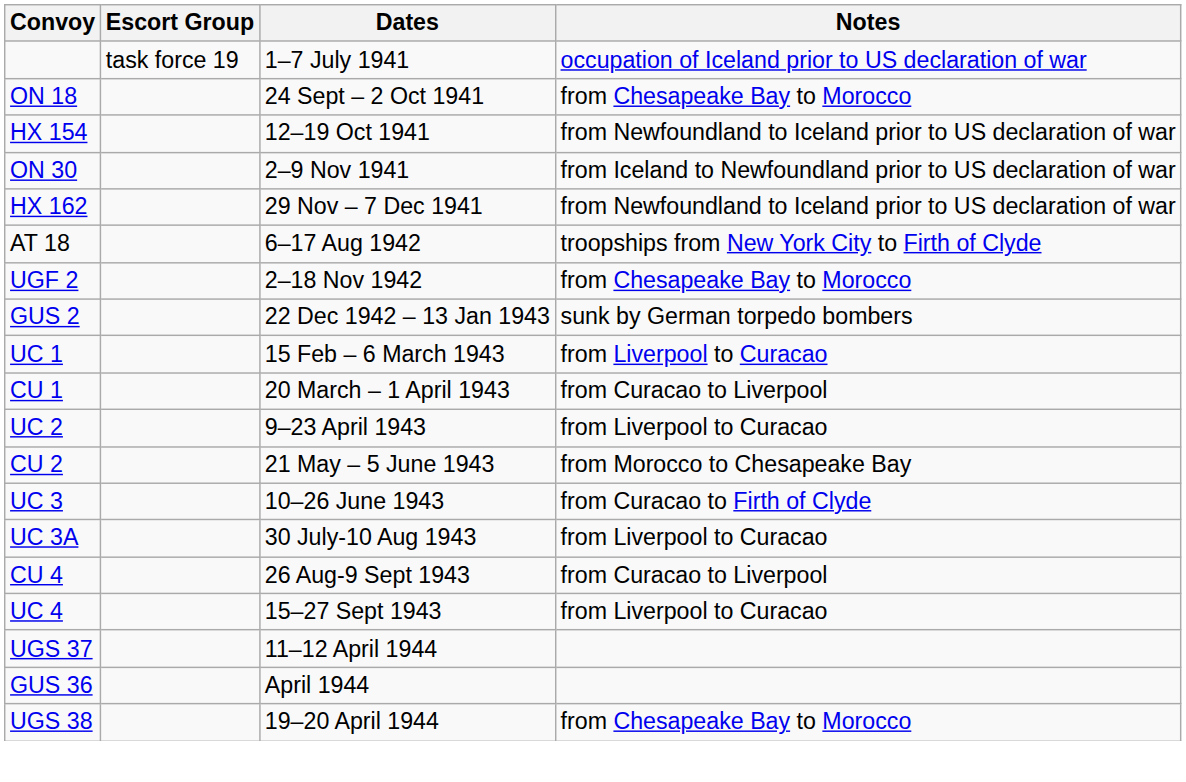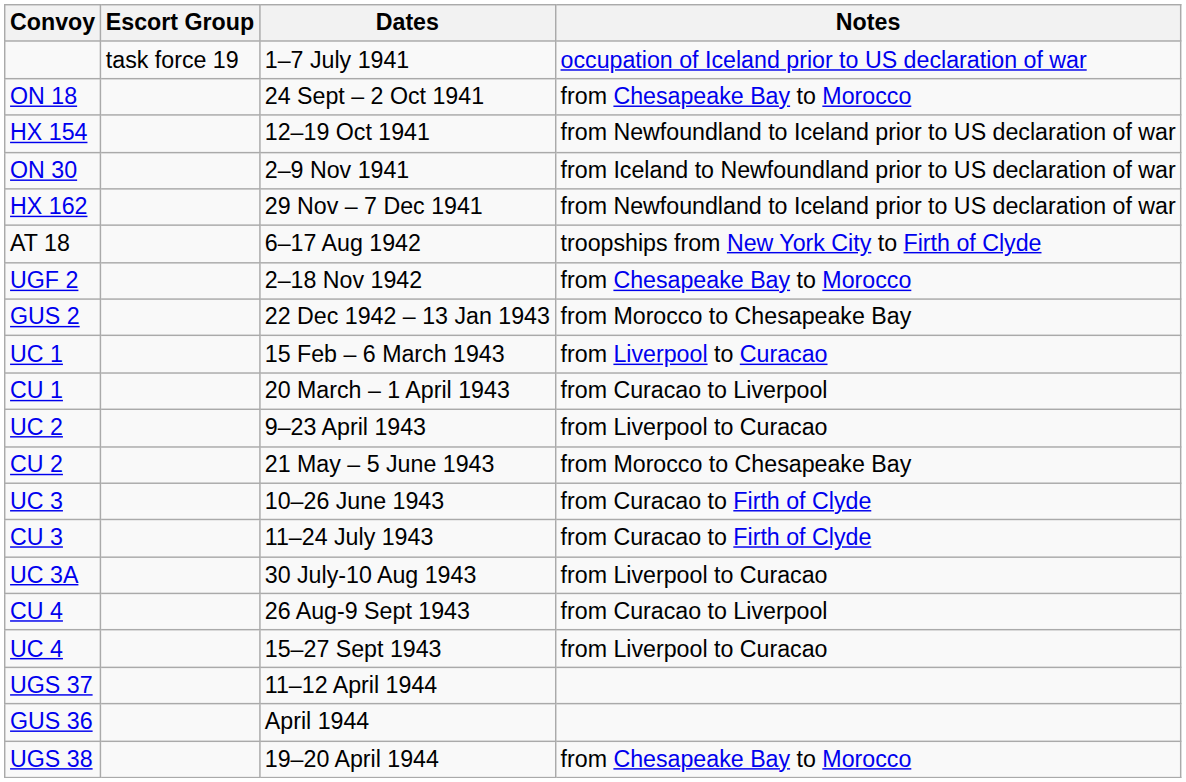(737, 317) sunk by German torpedo bombers -> (736, 317) from Morocco to Chesapeake Bay
+ row: (37, 538)
